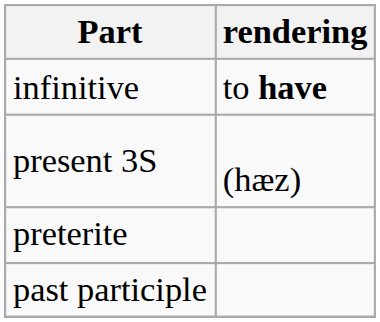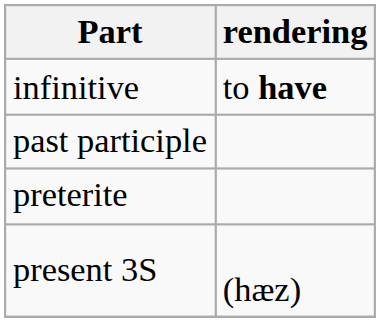rows swapped: (85, 160) <-> (110, 288)
